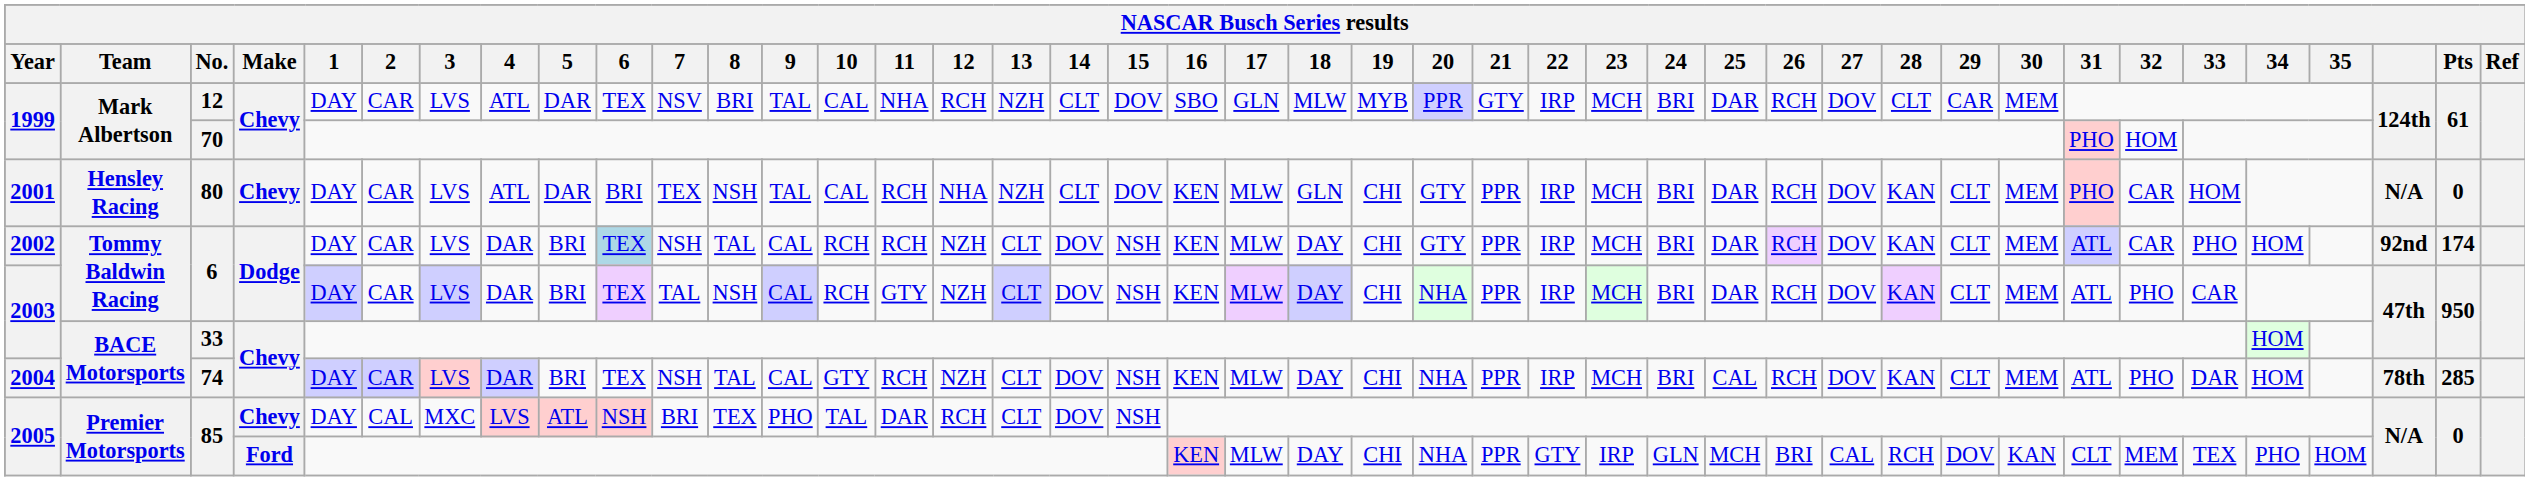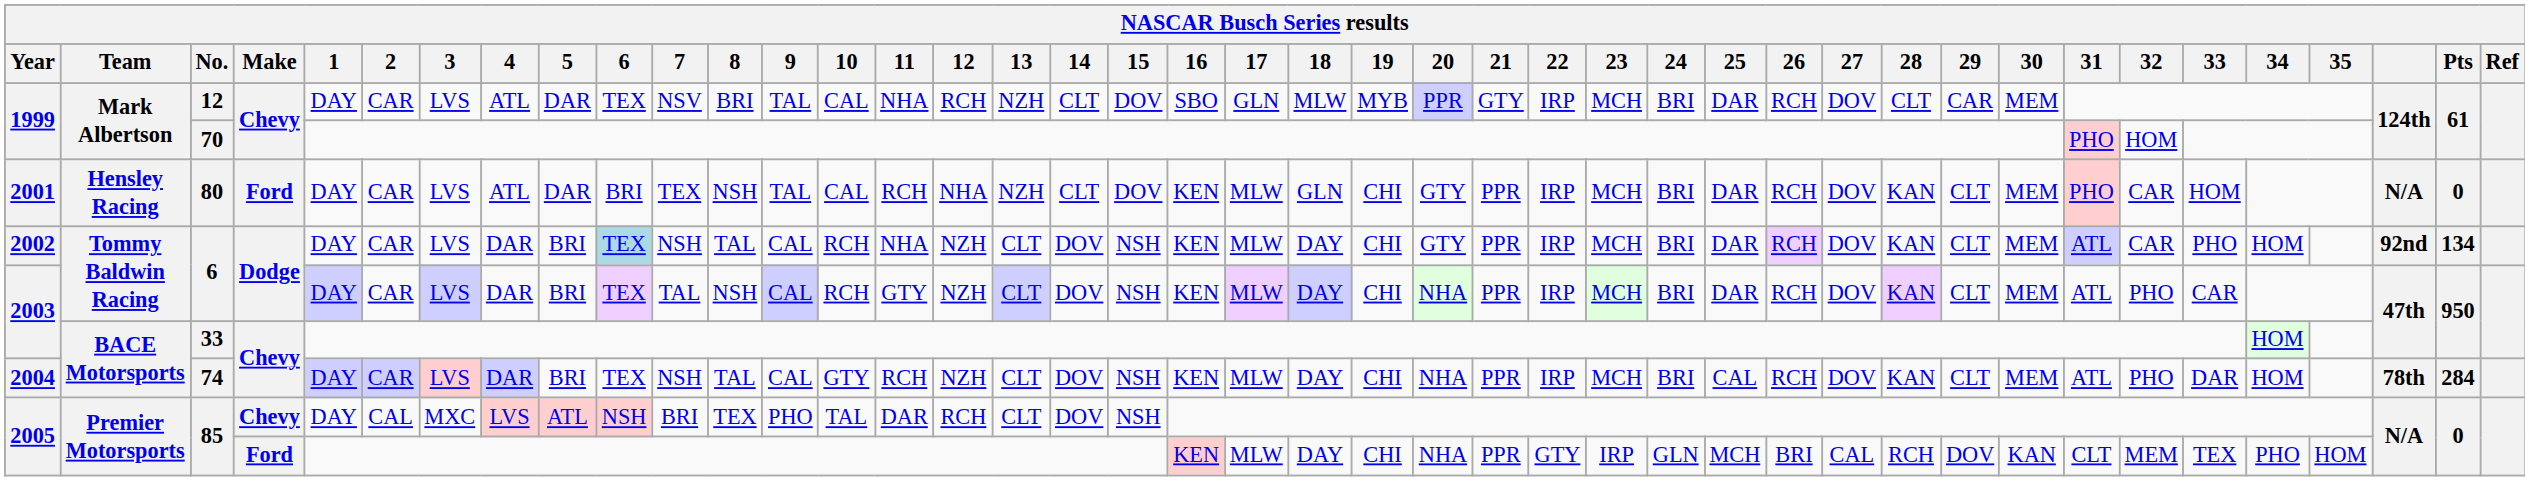(269, 192) Chevy -> (269, 192) Ford
(904, 244) RCH -> (904, 244) NHA
(2458, 244) 174 -> (2458, 244) 134
(2458, 378) 285 -> (2458, 378) 284
